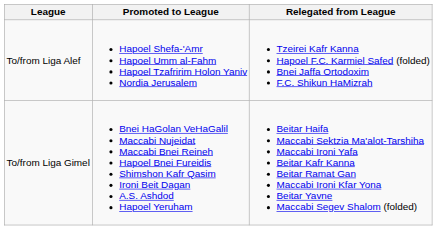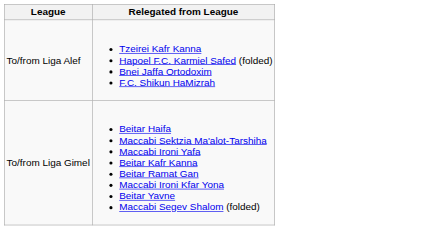- column: (171, 12)
